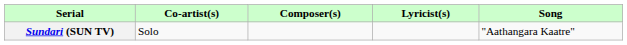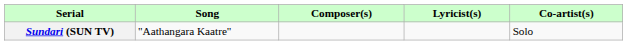columns swapped: (551, 13) <-> (192, 13)
